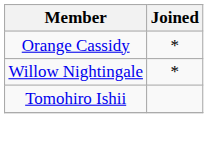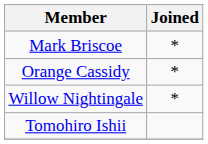+ row: (76, 44)
